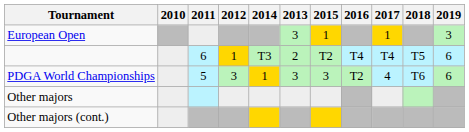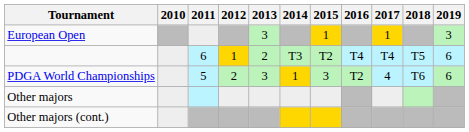columns swapped: (295, 14) <-> (265, 14)
(234, 76) 3 -> (234, 76) 2
